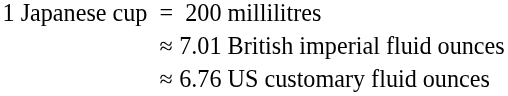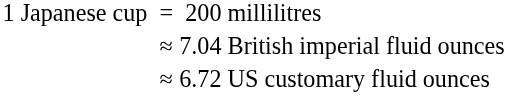(200, 46) 7.01 -> (200, 46) 7.04
(200, 79) 6.76 -> (200, 79) 6.72
